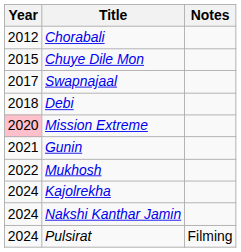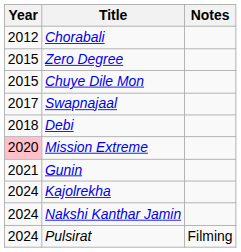+ row: (84, 59)
- row: (73, 170)
